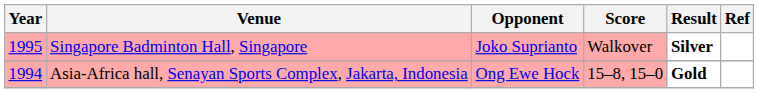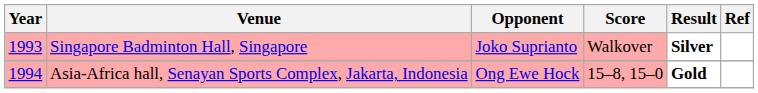(25, 46) 1995 -> (25, 46) 1993
